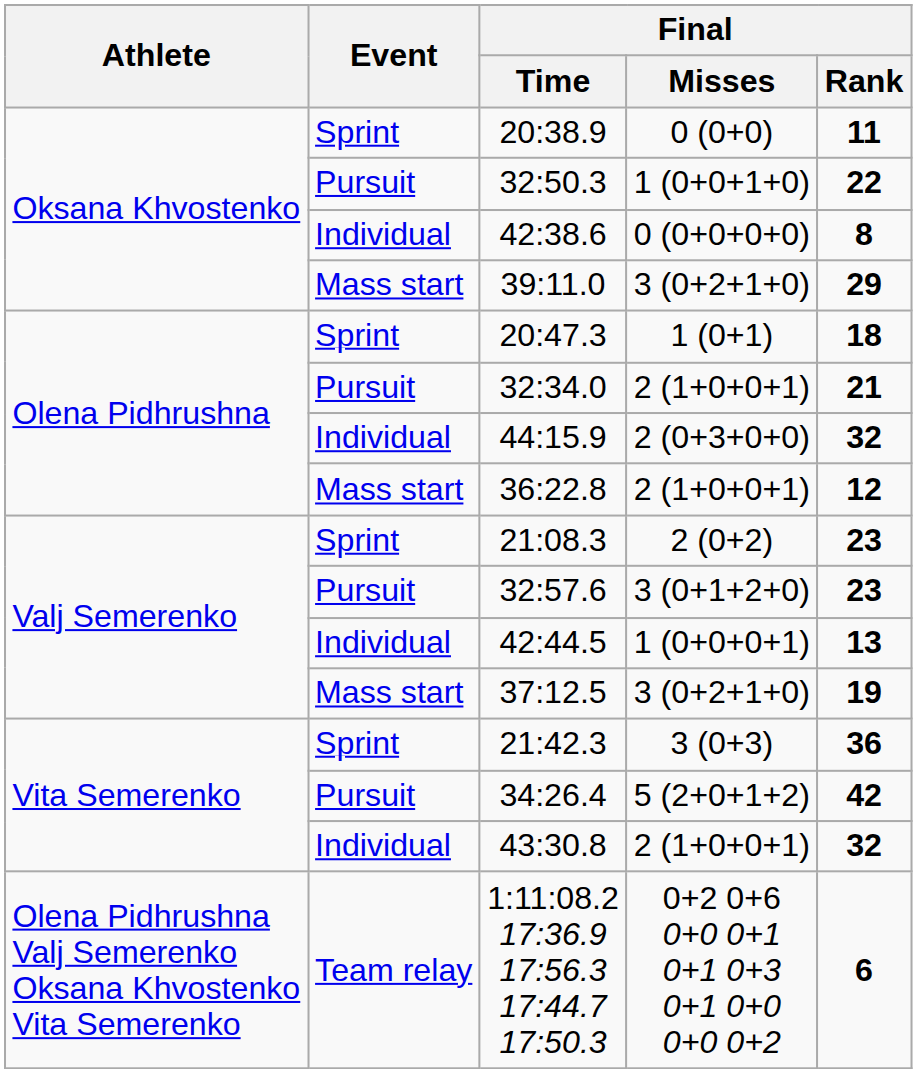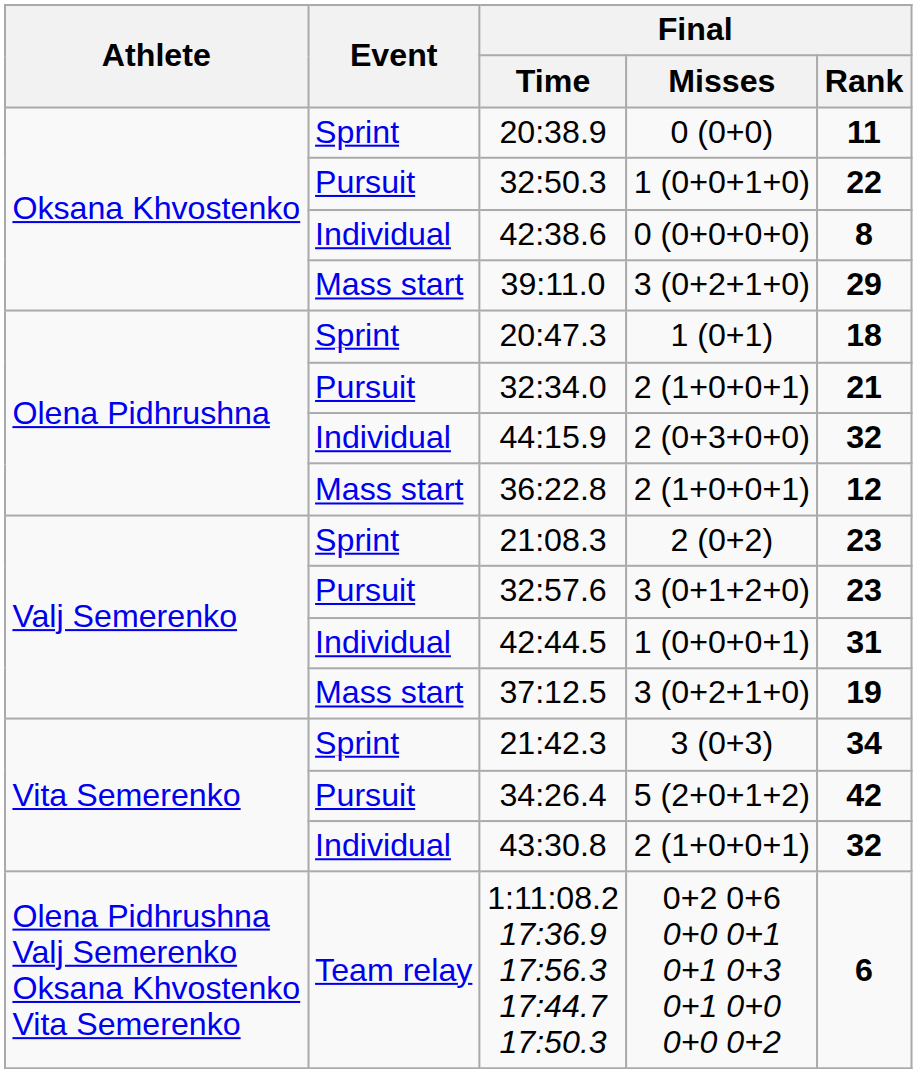(864, 642) 13 -> (864, 642) 31
(864, 744) 36 -> (864, 744) 34
